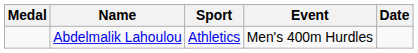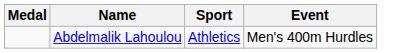- column: (394, 16)
